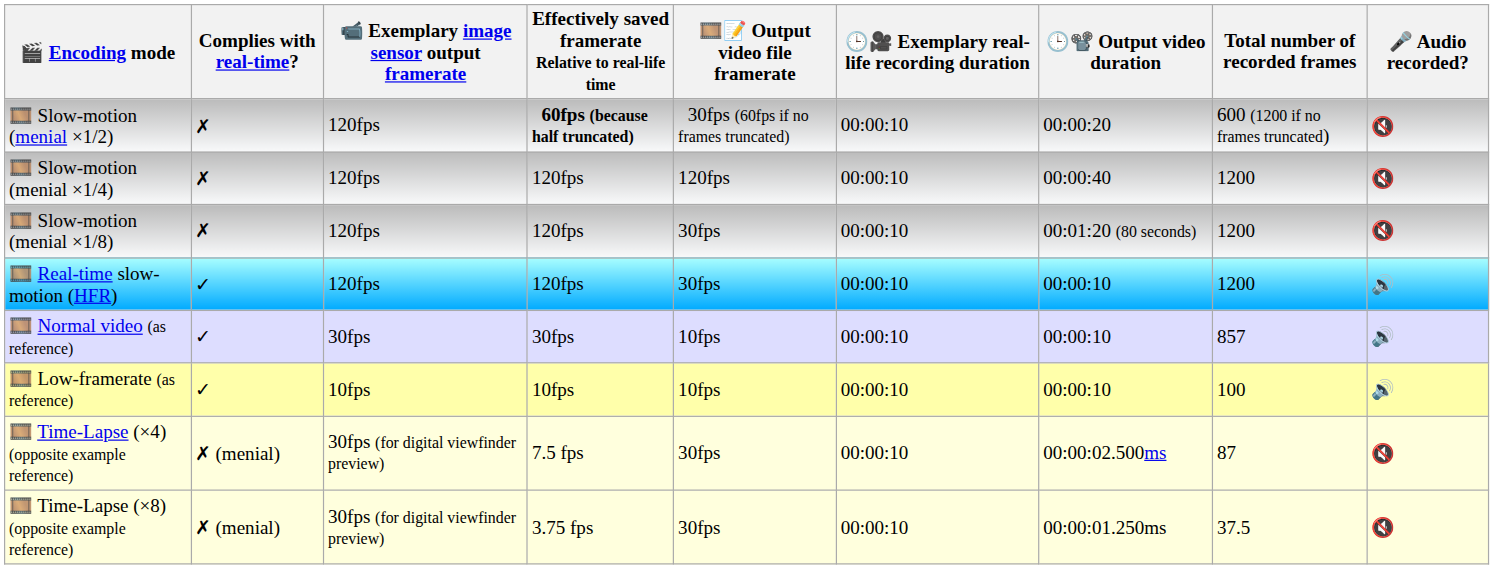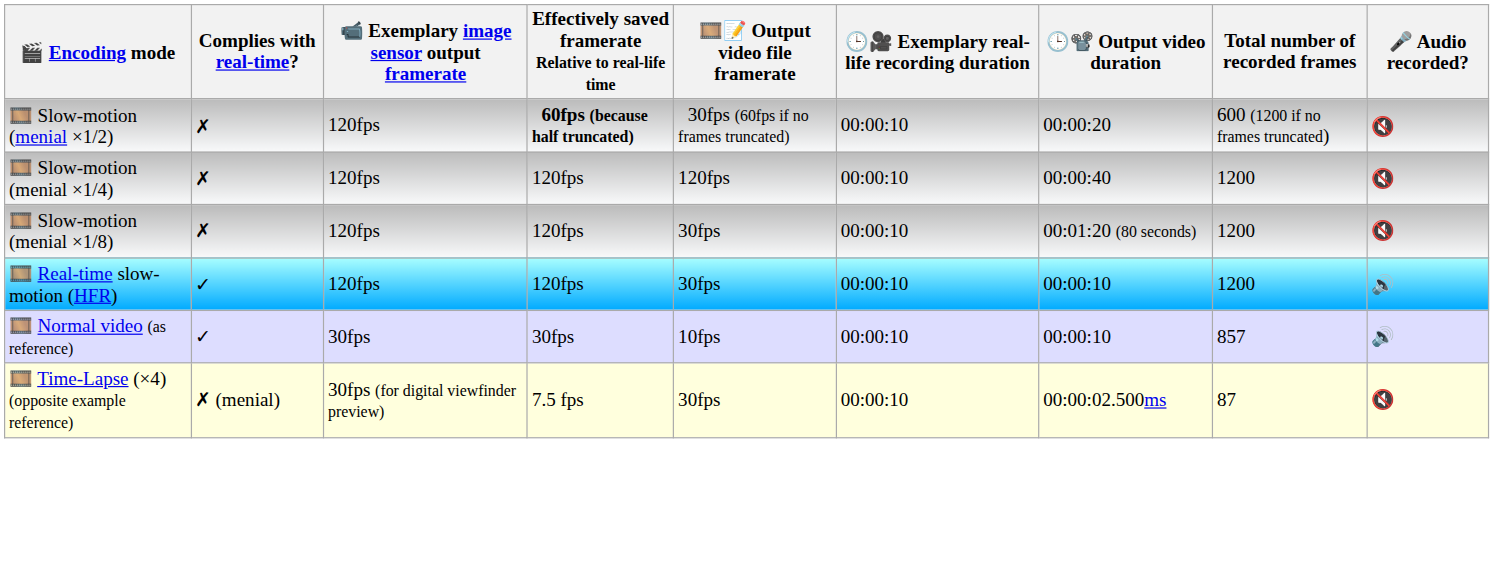- row: (92, 389)
- row: (88, 527)
